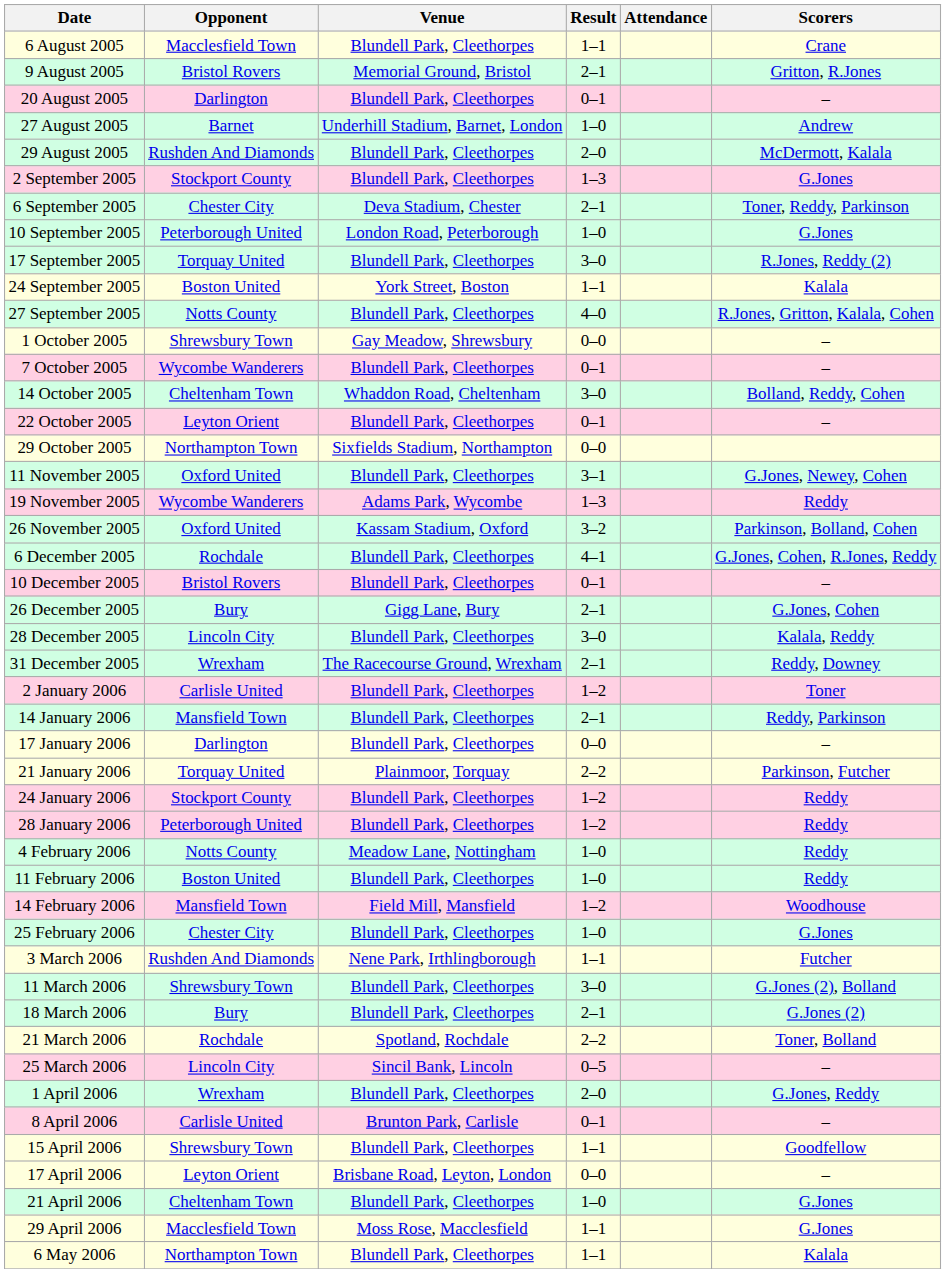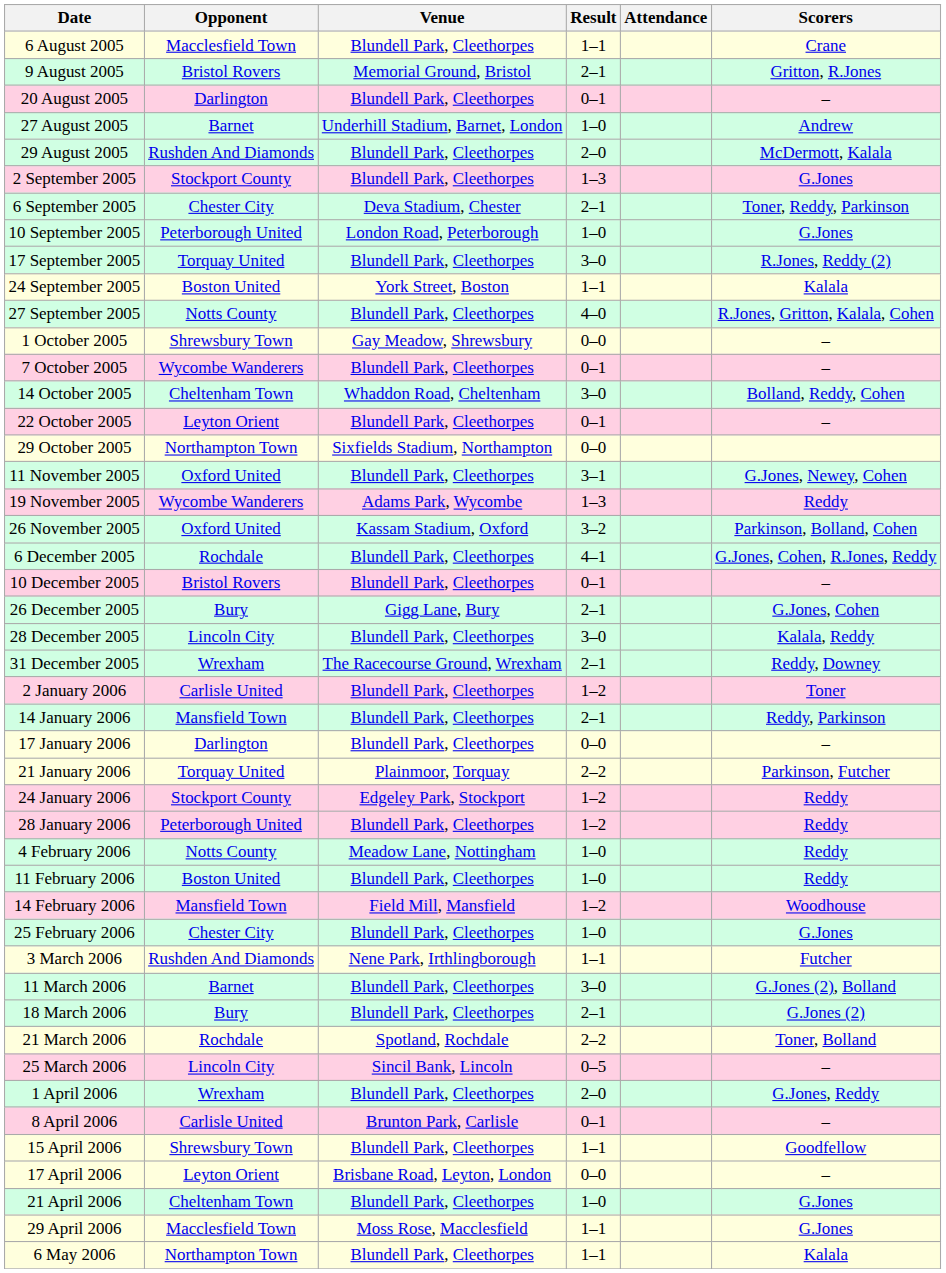(442, 797) Blundell Park, Cleethorpes -> (442, 797) Edgeley Park, Stockport
(231, 986) Shrewsbury Town -> (231, 986) Barnet
